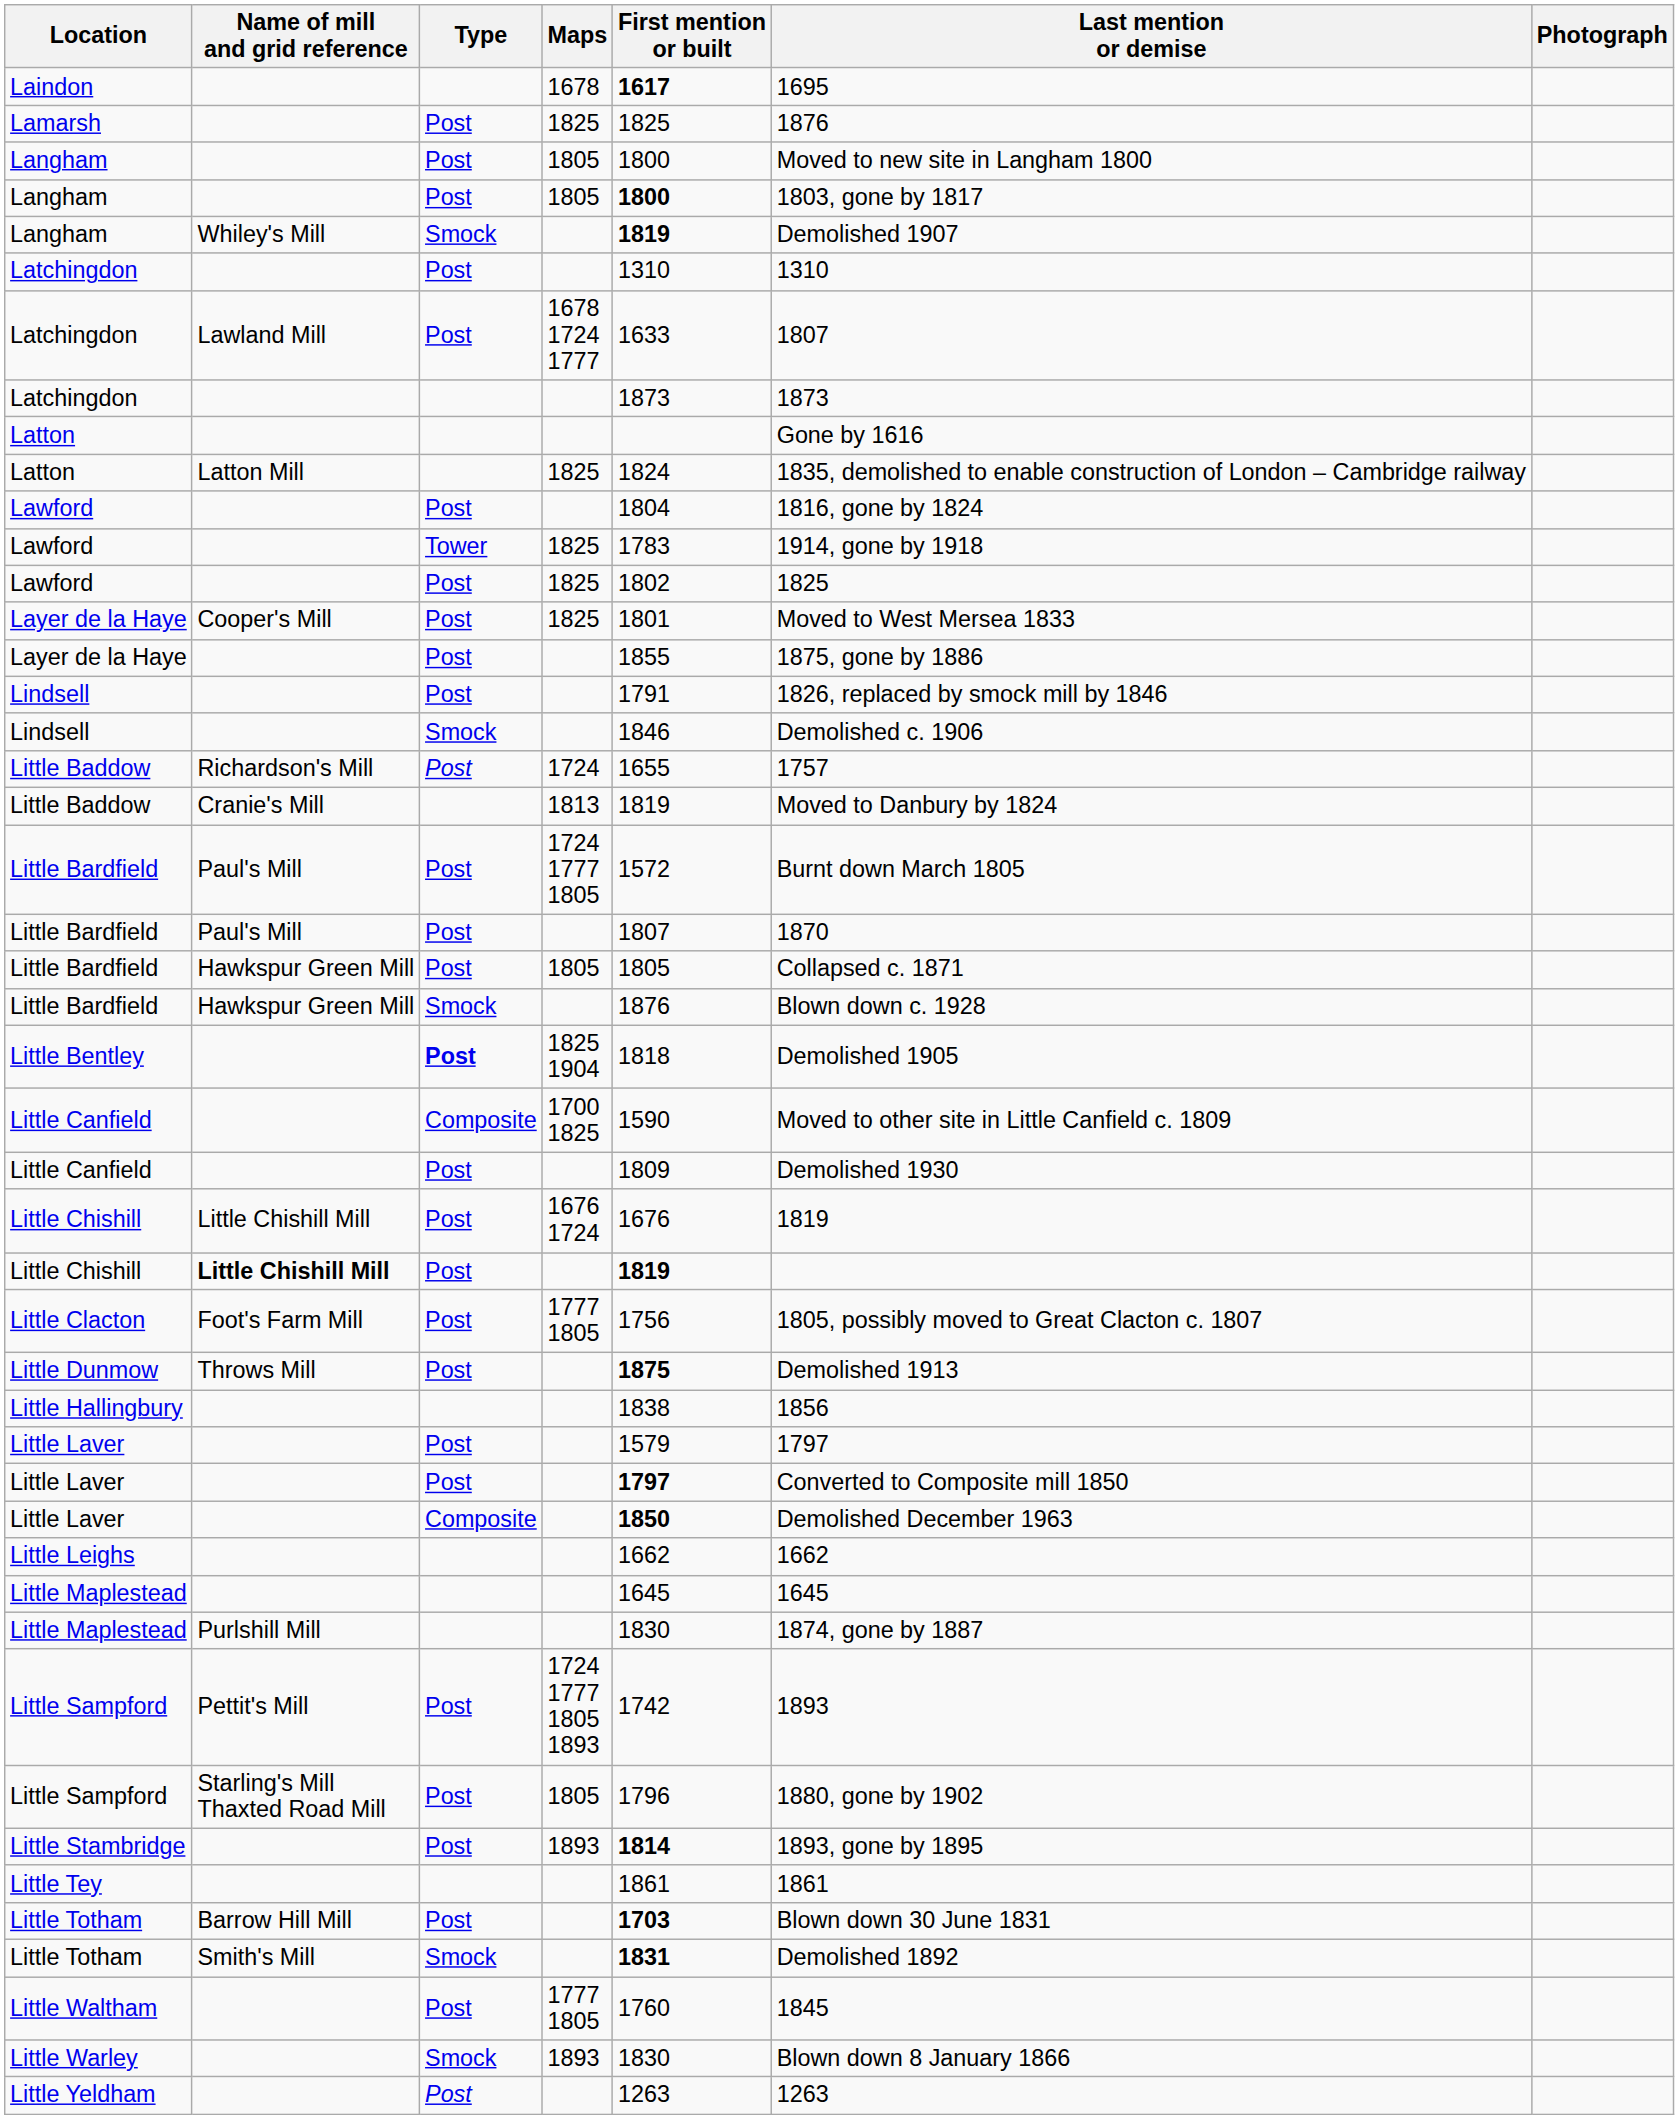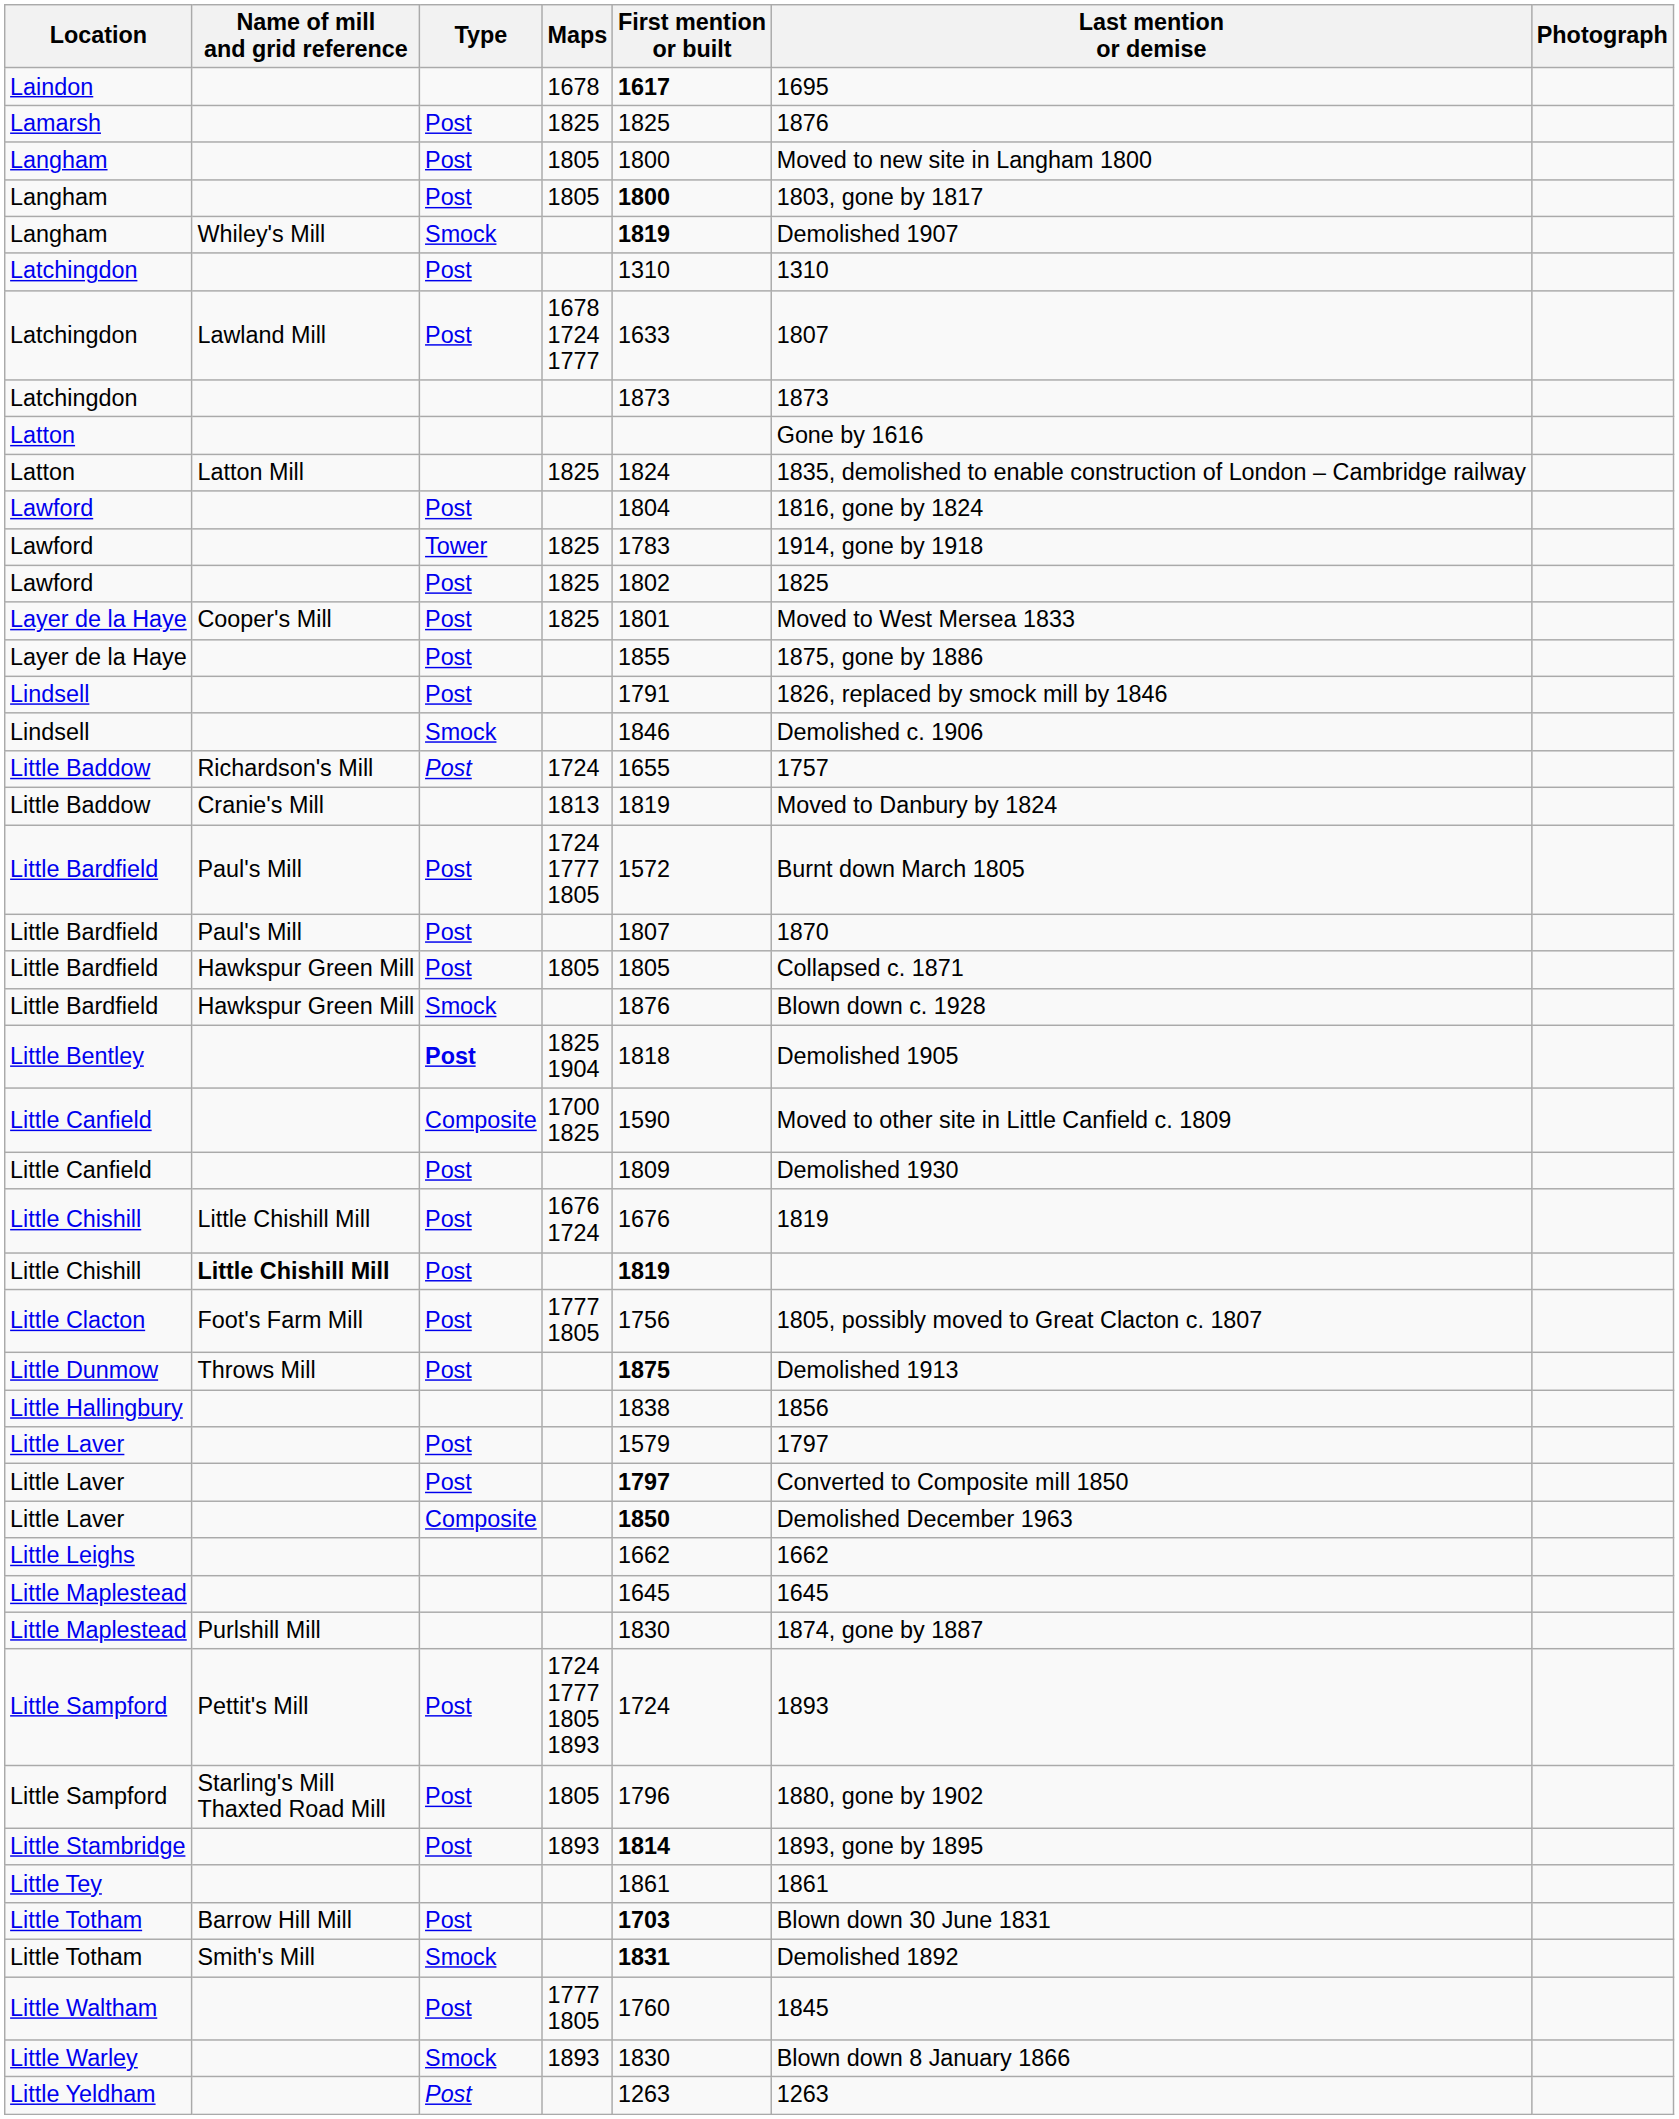(644, 1706) 1742 -> (644, 1706) 1724
